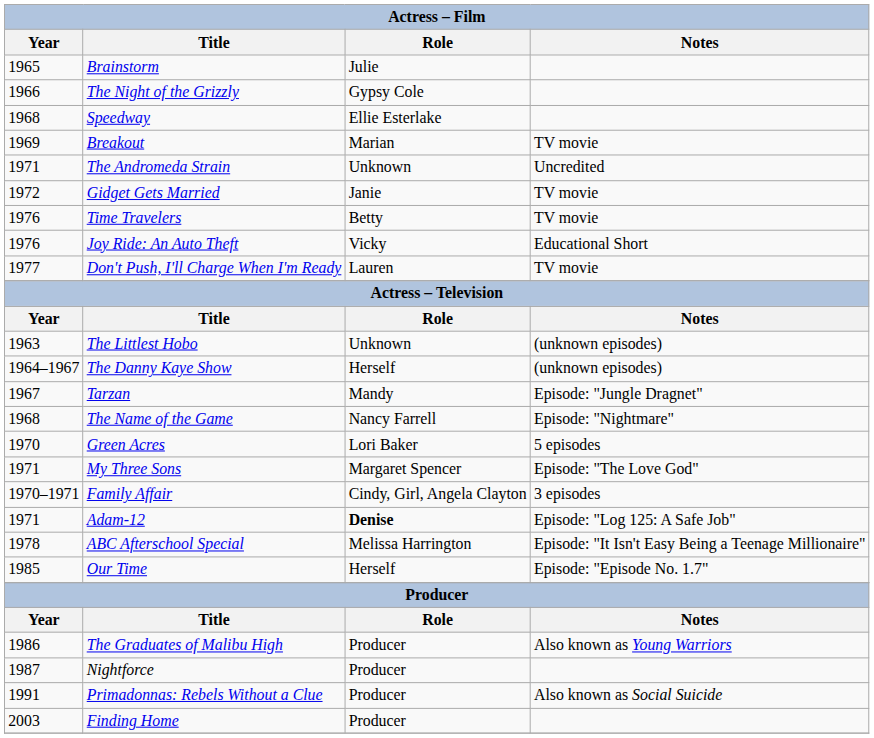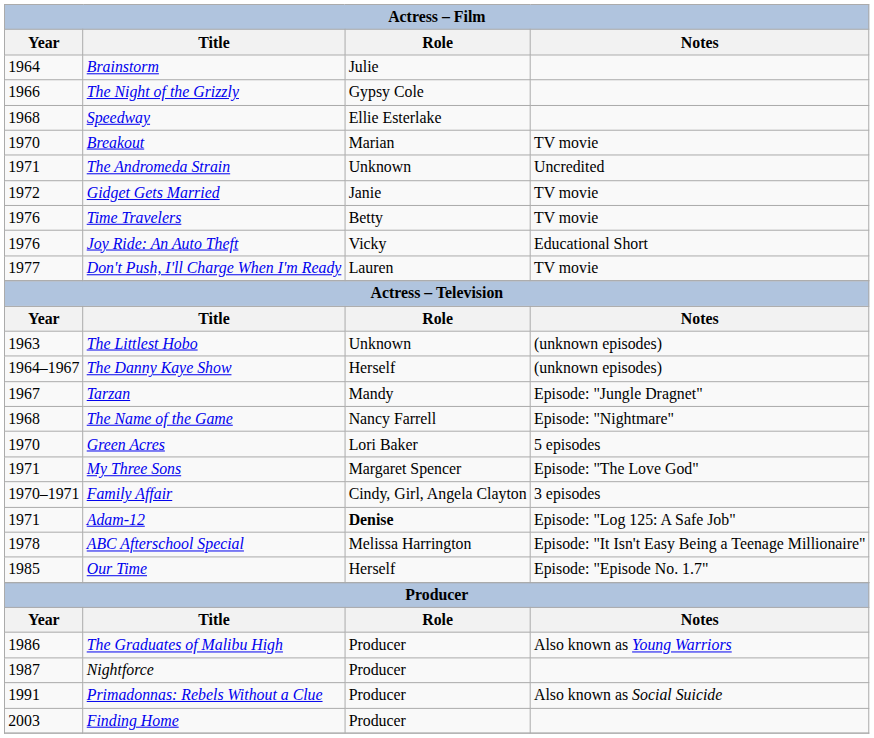(24, 67) 1965 -> (24, 67) 1964
(24, 142) 1969 -> (24, 142) 1970
